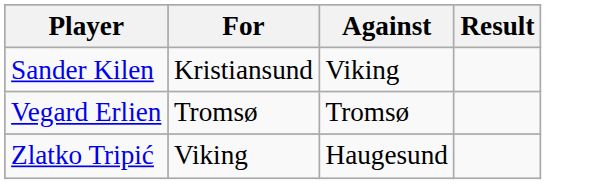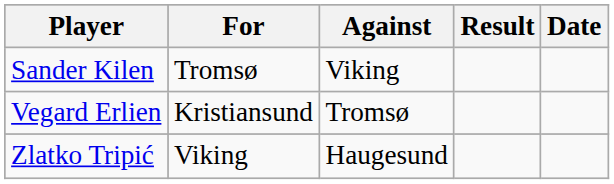+ column: (574, 26)
(243, 69) Kristiansund -> (216, 69) Tromsø
(216, 112) Tromsø -> (243, 112) Kristiansund
